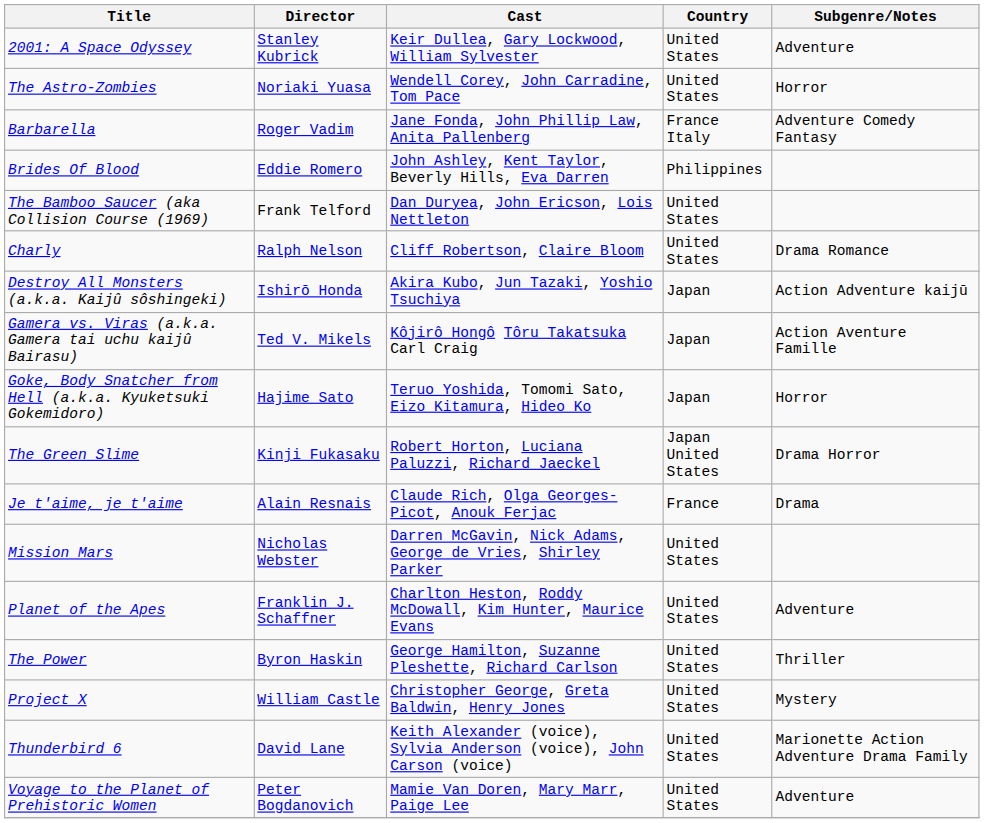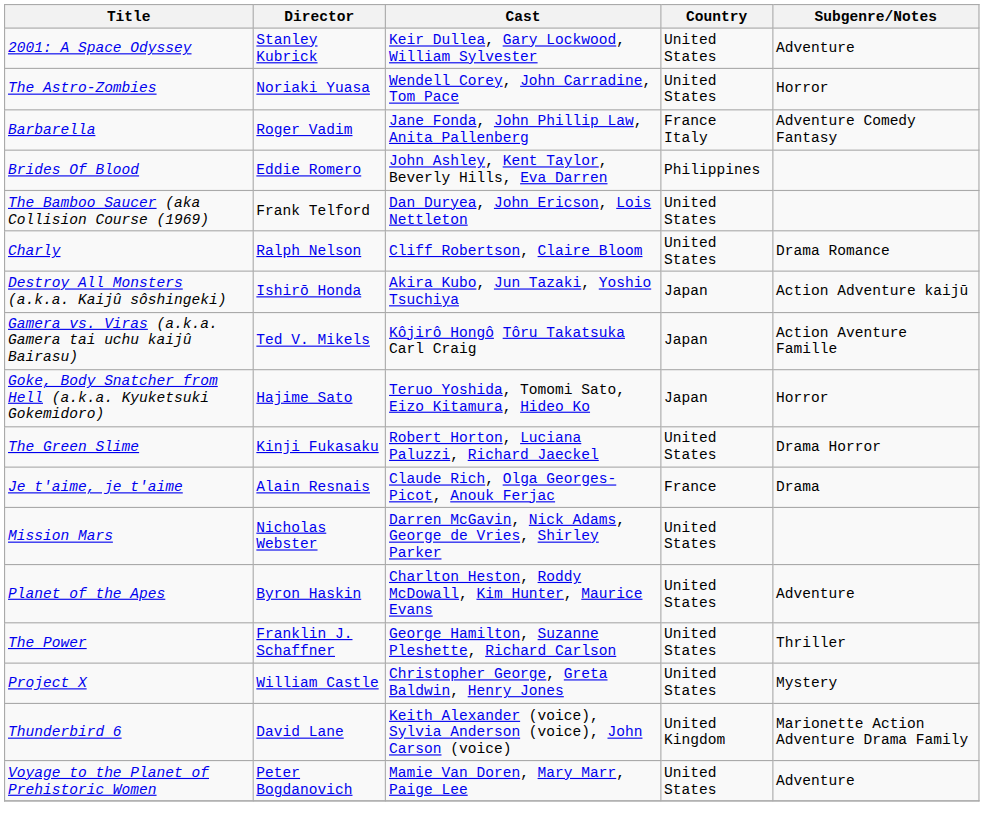(693, 455) Japan United States -> (690, 447) United States
(305, 611) Franklin J. Schaffner -> (309, 594) Byron Haskin
(310, 659) Byron Haskin -> (304, 643) Franklin J. Schaffner
(693, 749) United States -> (695, 732) United Kingdom
